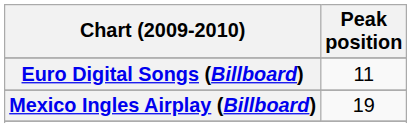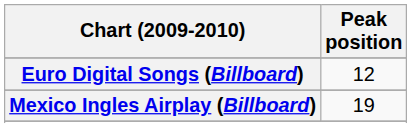(364, 74) 11 -> (364, 74) 12
